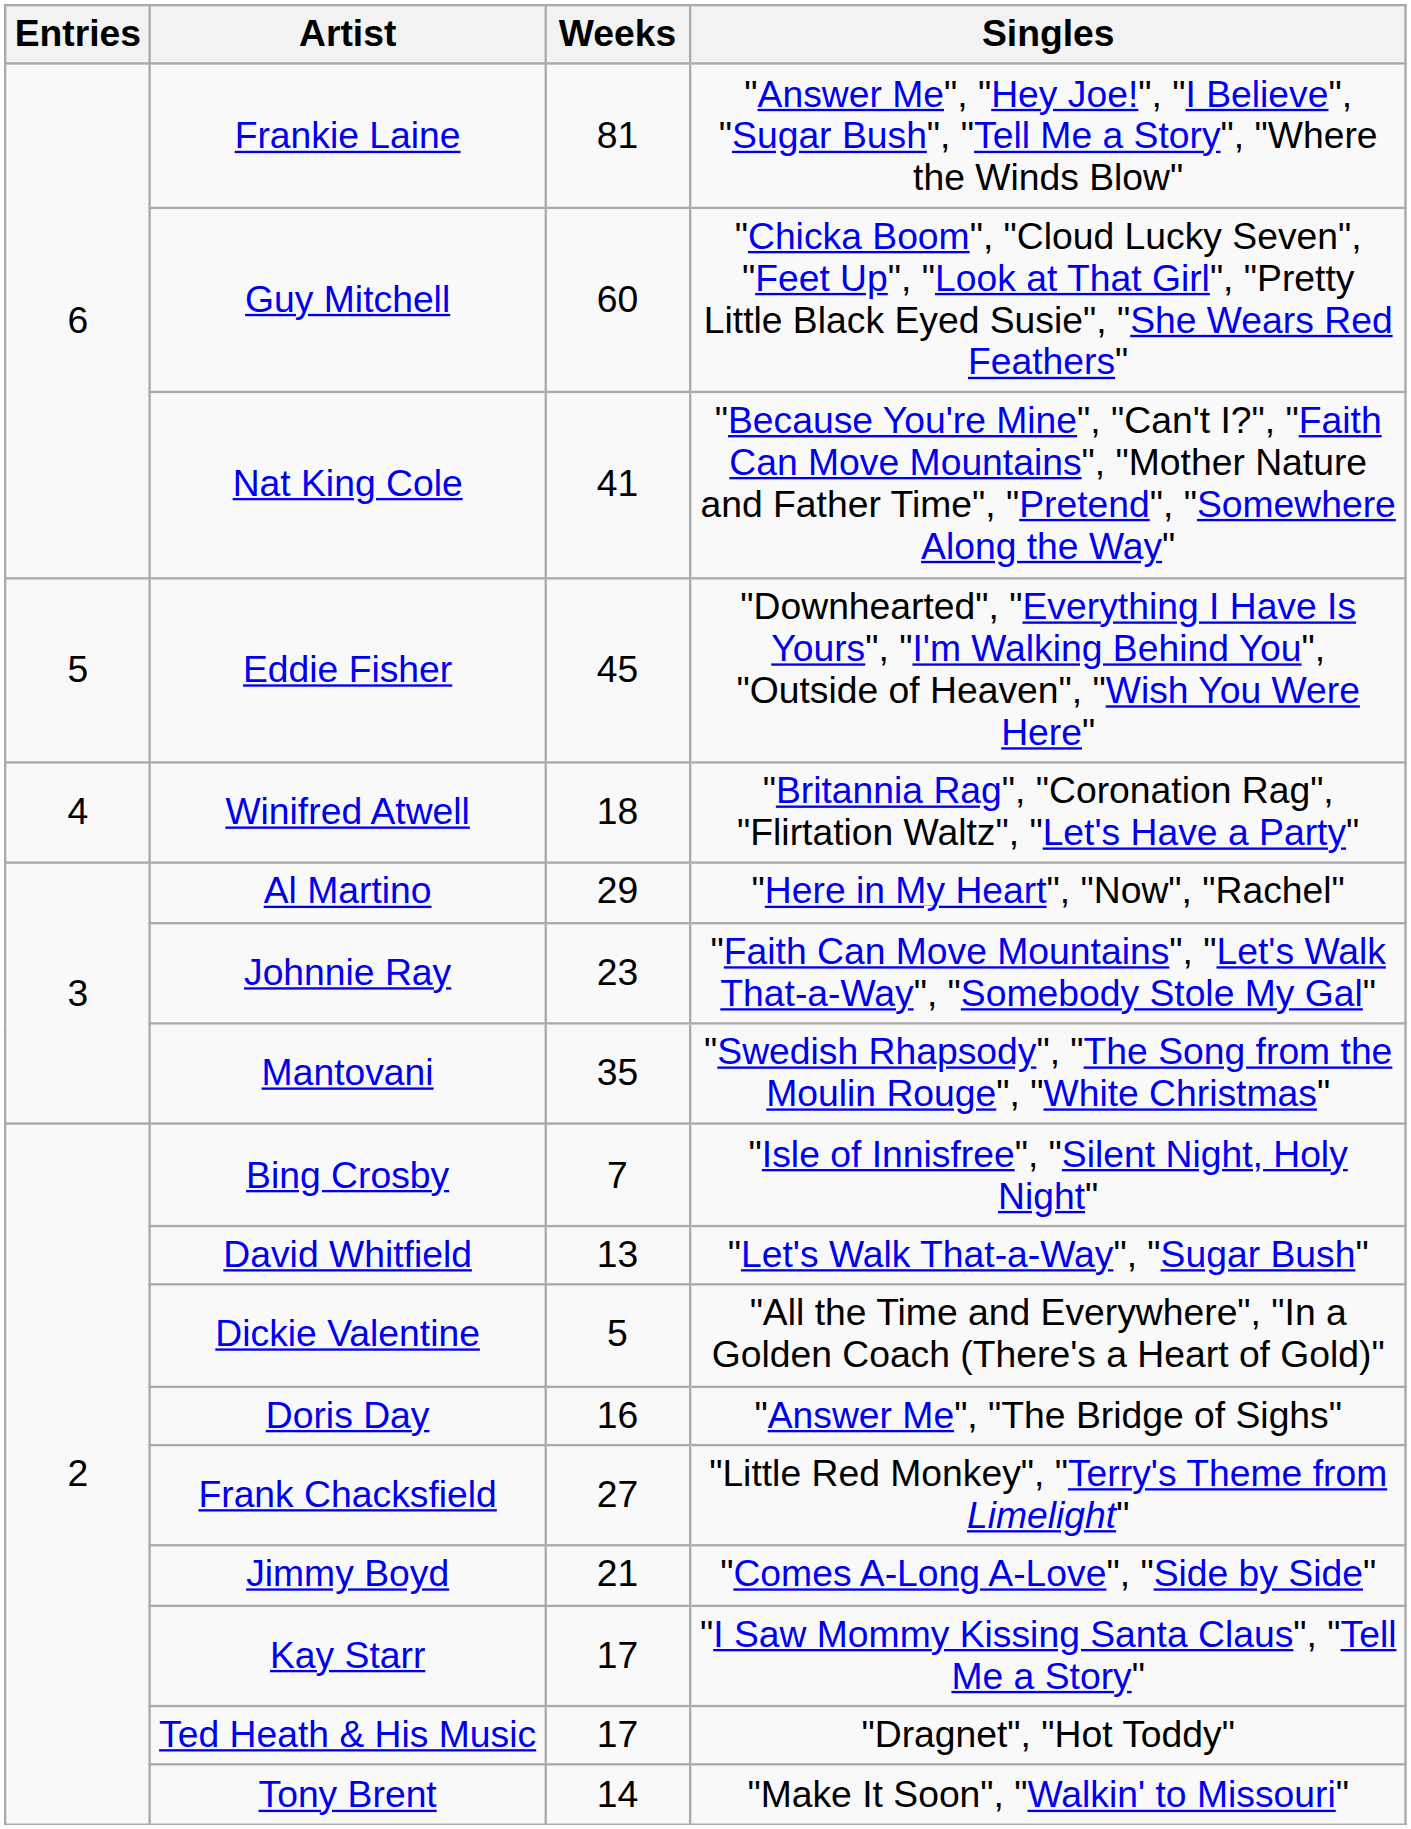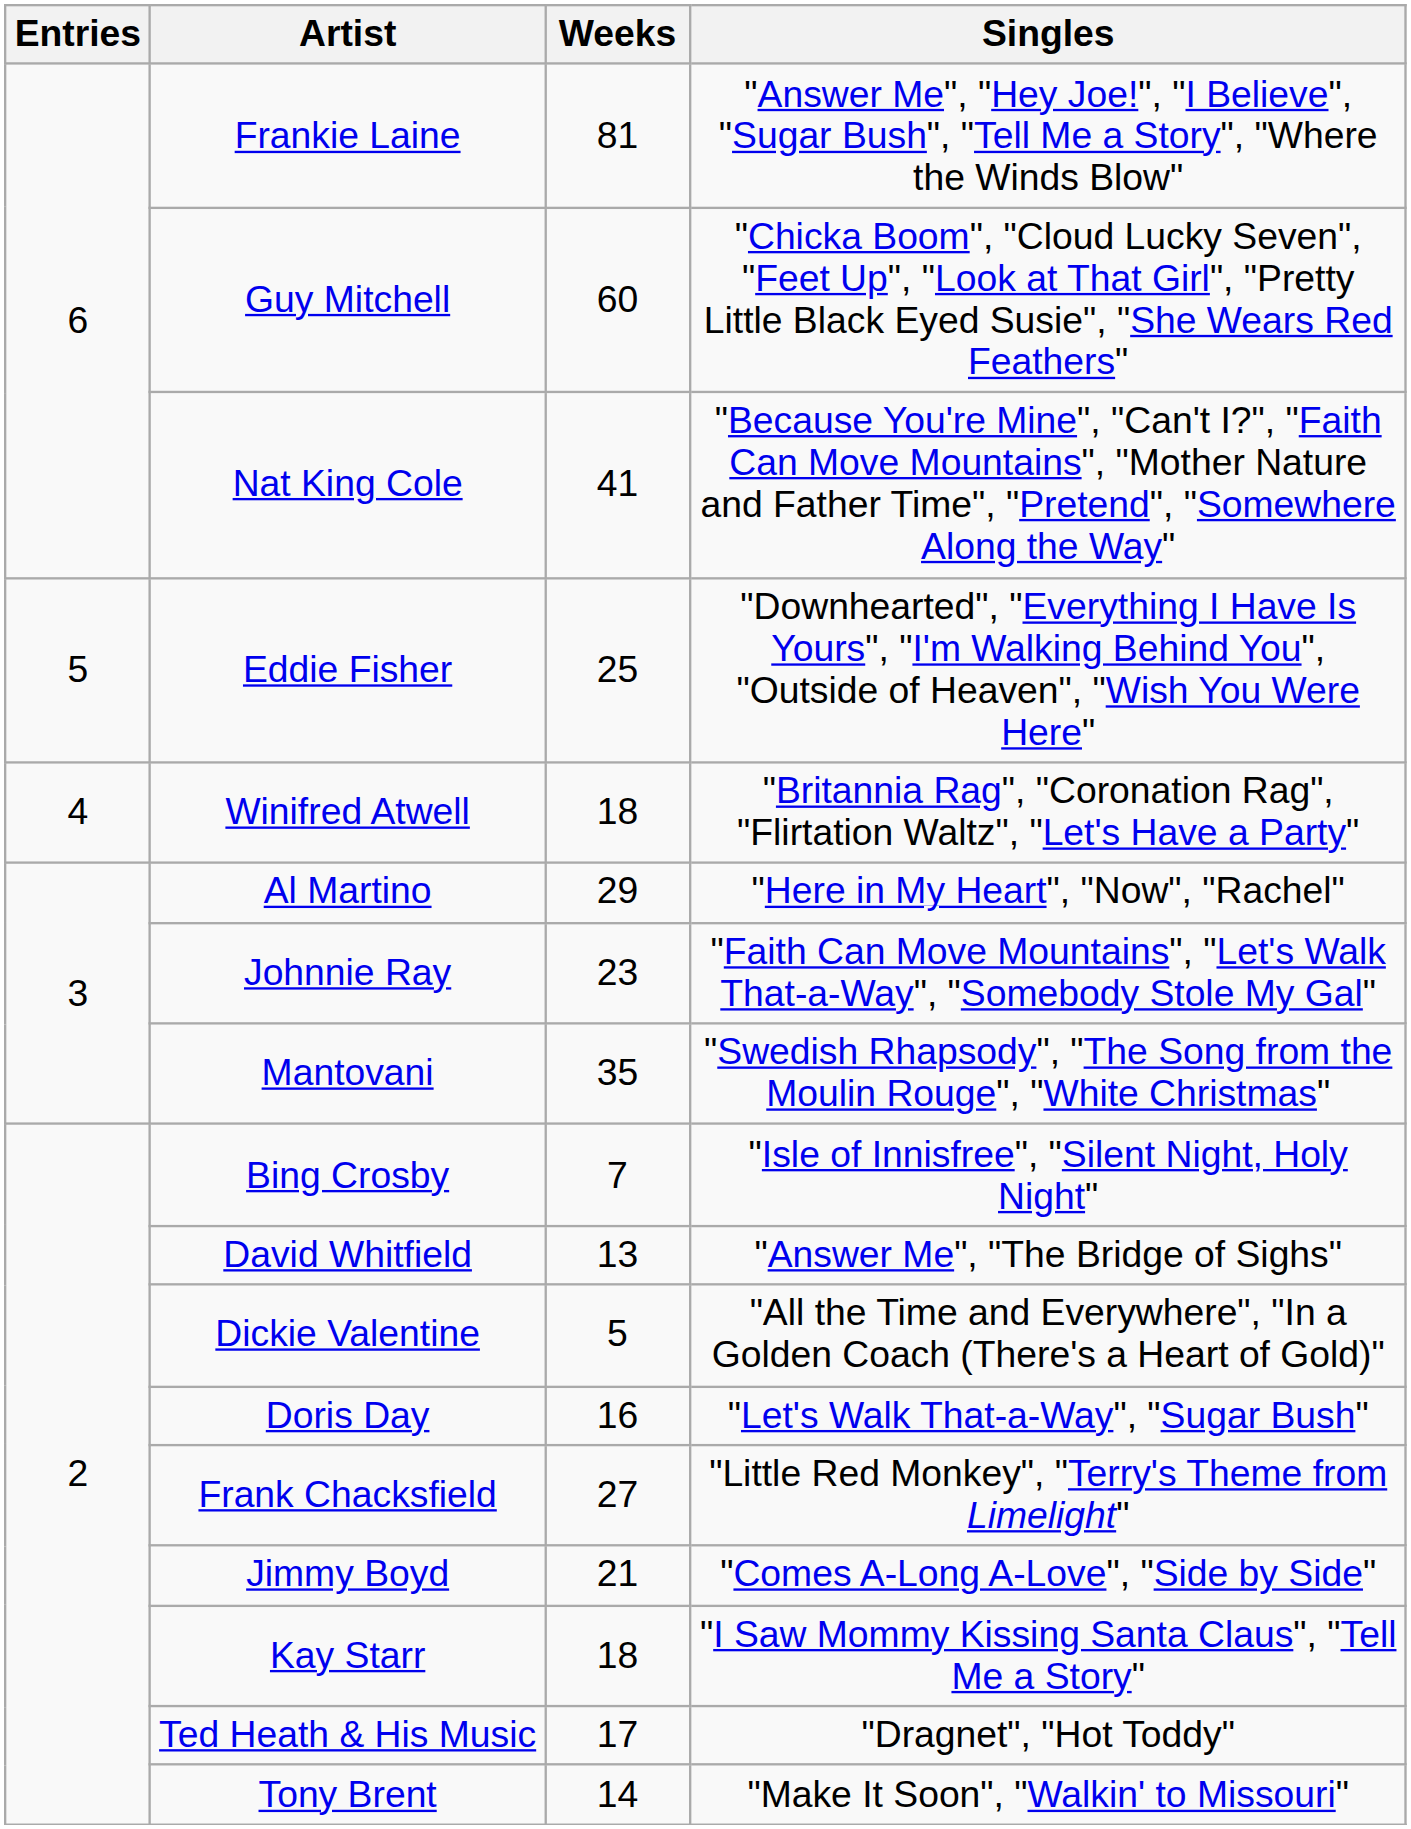(617, 668) 45 -> (617, 668) 25
(1048, 1254) "Let's Walk That-a-Way", "Sugar Bush" -> (1048, 1254) "Answer Me", "The Bridge of Sighs"
(1048, 1414) "Answer Me", "The Bridge of Sighs" -> (1048, 1414) "Let's Walk That-a-Way", "Sugar Bush"
(617, 1654) 17 -> (617, 1654) 18
